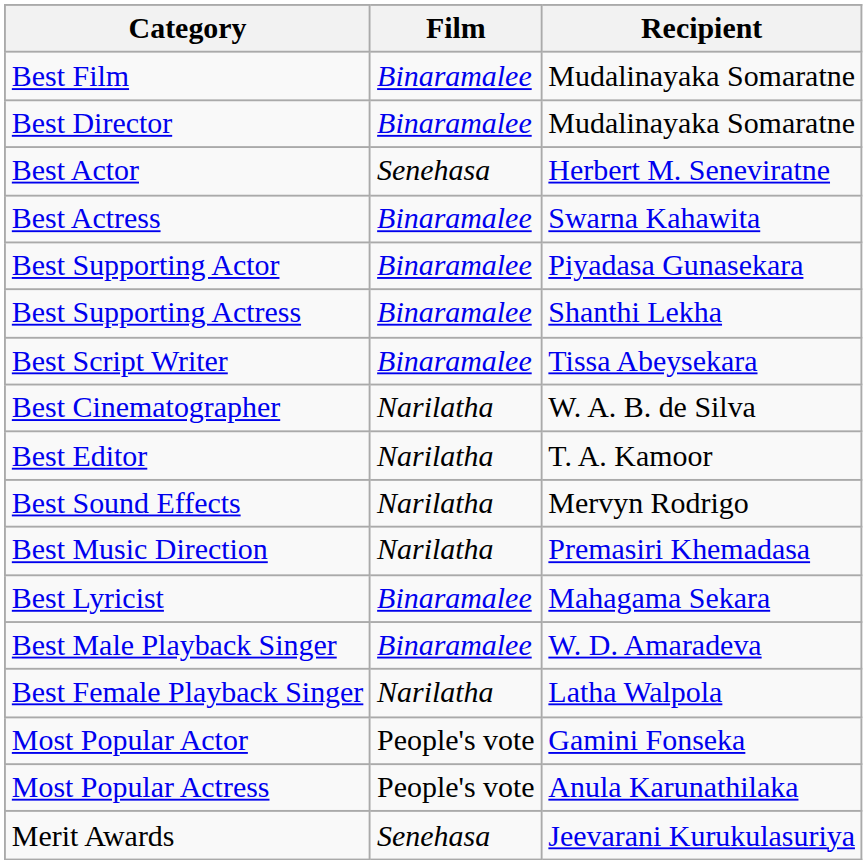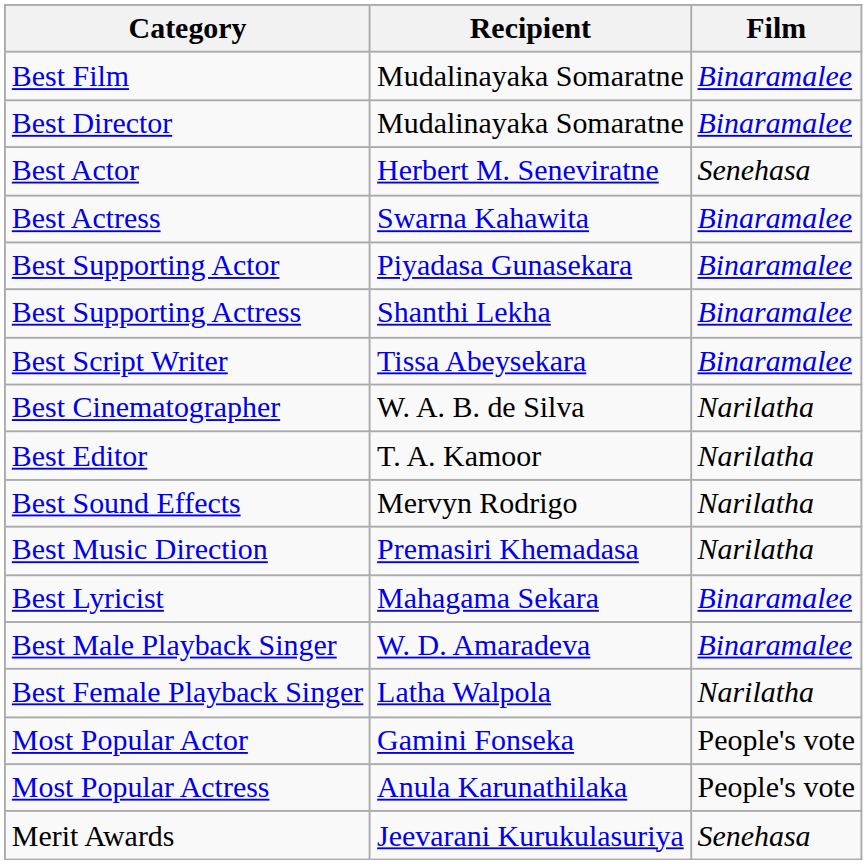columns swapped: (456, 28) <-> (702, 28)
